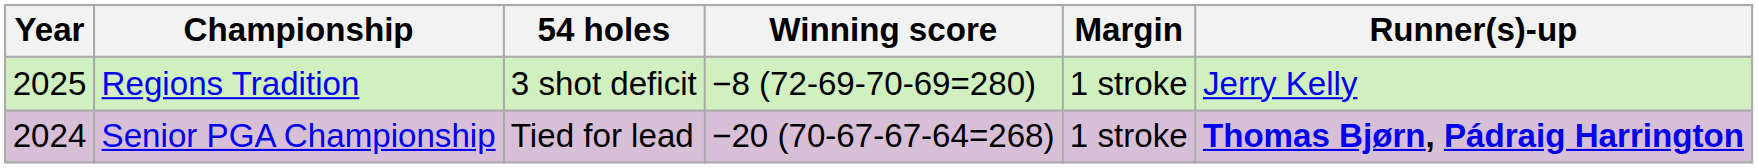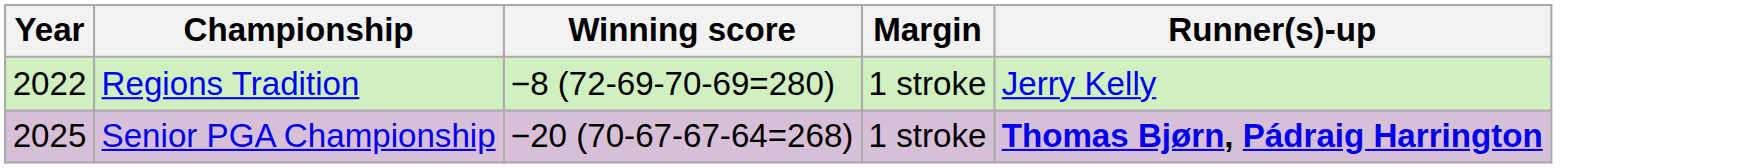- column: (604, 30)
(50, 83) 2025 -> (50, 83) 2022
(50, 135) 2024 -> (50, 135) 2025
